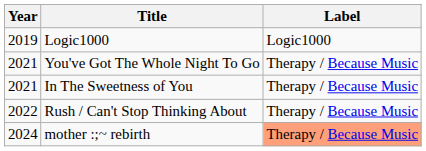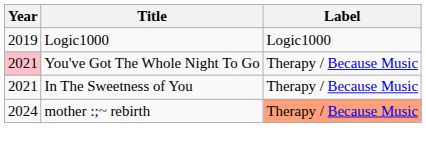(23, 63) no background -> (23, 63) pink background
- row: (146, 110)
